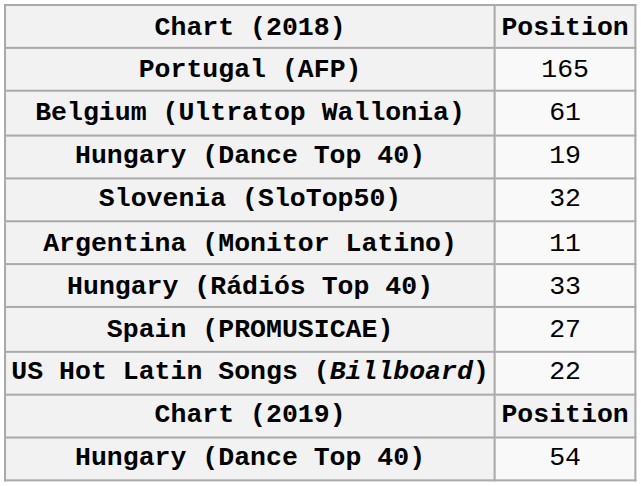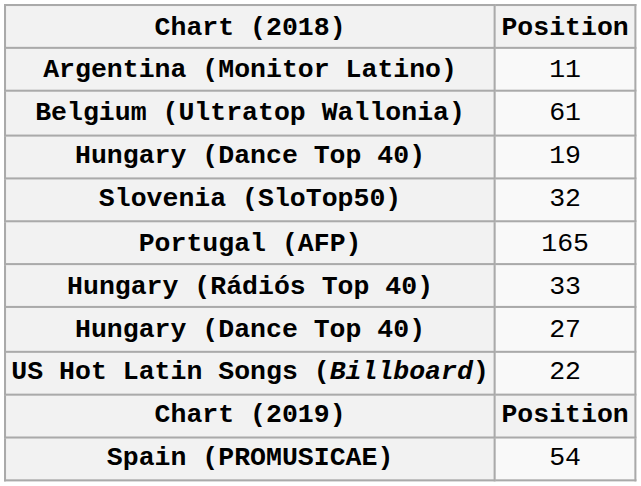rows swapped: (565, 243) <-> (565, 70)
(250, 329) Spain (PROMUSICAE) -> (250, 329) Hungary (Dance Top 40)
(250, 459) Hungary (Dance Top 40) -> (250, 459) Spain (PROMUSICAE)
